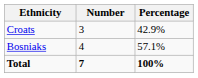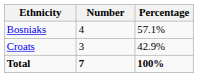rows swapped: (26, 47) <-> (21, 30)
